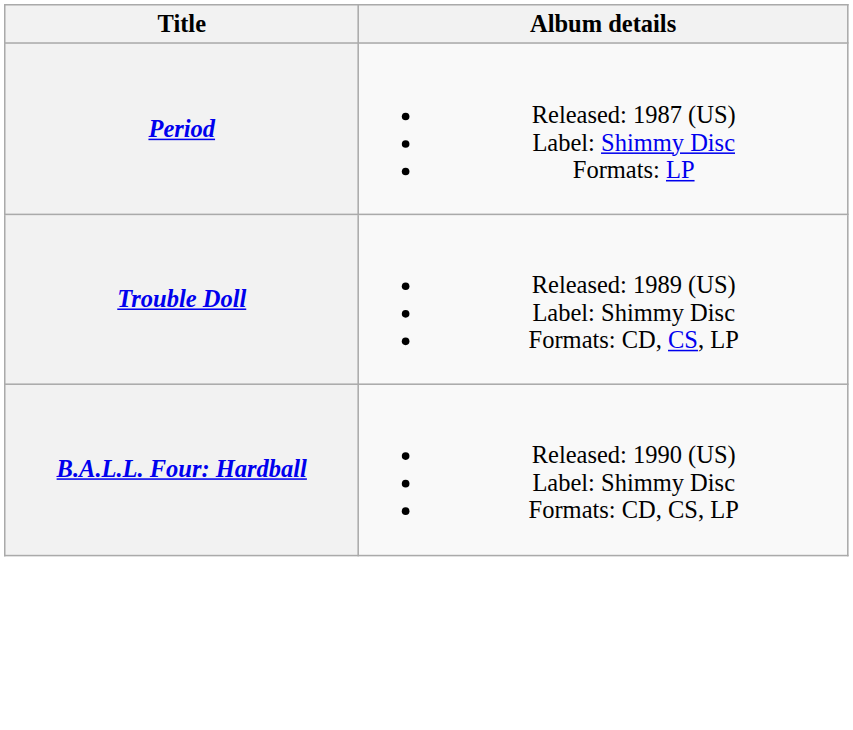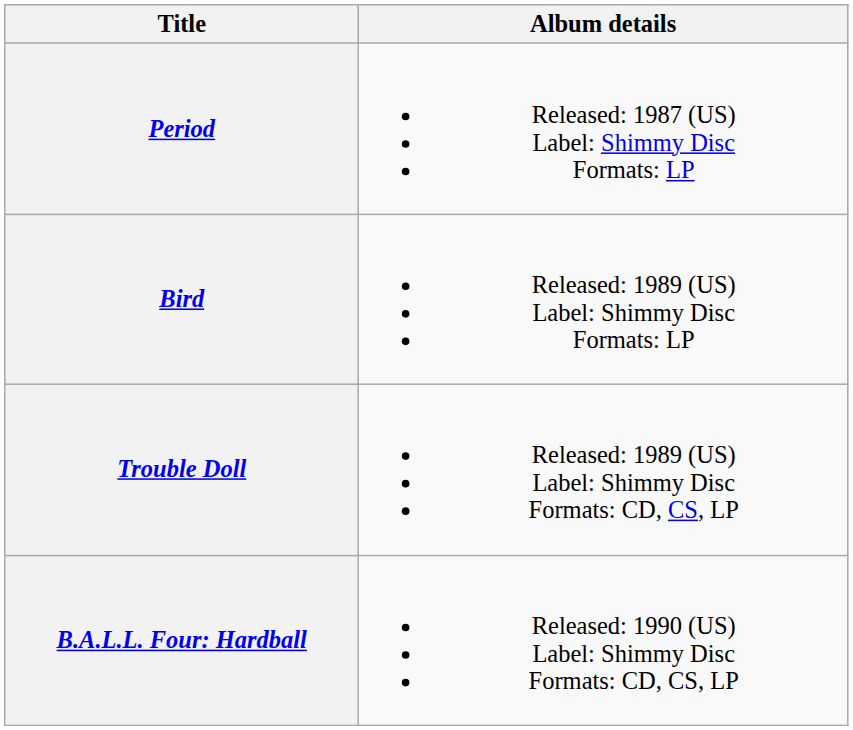+ row: (182, 298)
